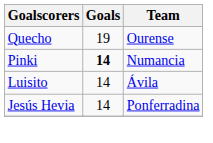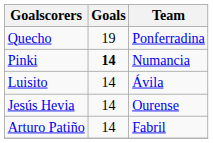(150, 37) Ourense -> (168, 37) Ponferradina
(163, 104) Ponferradina -> (156, 104) Ourense
+ row: (46, 127)
